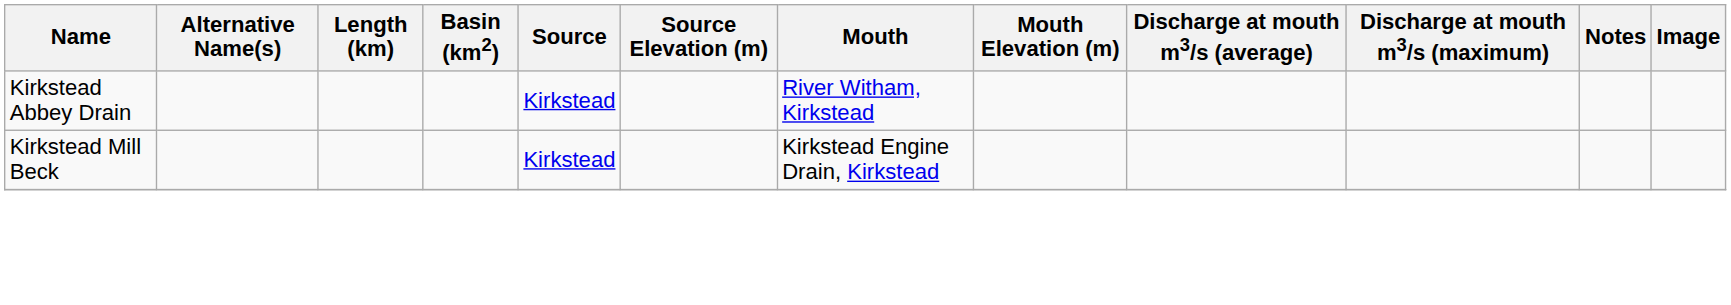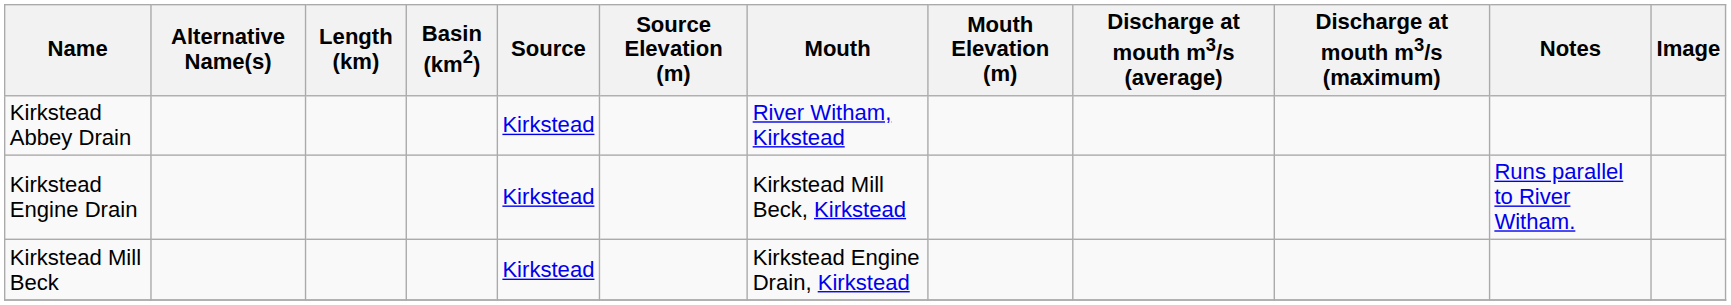+ row: (74, 197)
